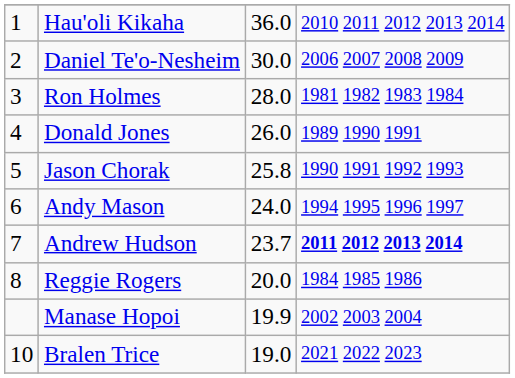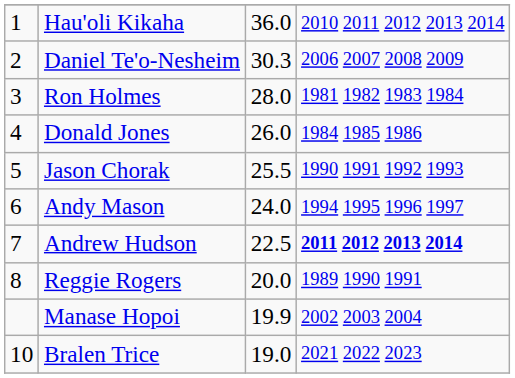(271, 59) 30.0 -> (271, 59) 30.3
(361, 133) 1989 1990 1991 -> (361, 133) 1984 1985 1986
(271, 170) 25.8 -> (271, 170) 25.5
(271, 243) 23.7 -> (271, 243) 22.5
(361, 280) 1984 1985 1986 -> (361, 280) 1989 1990 1991
